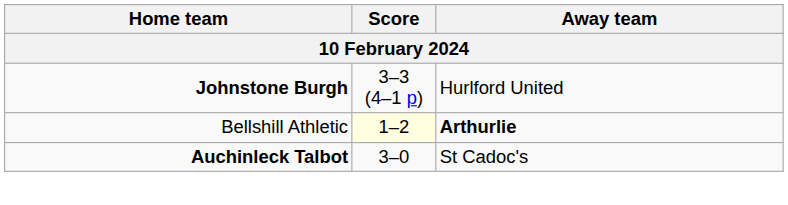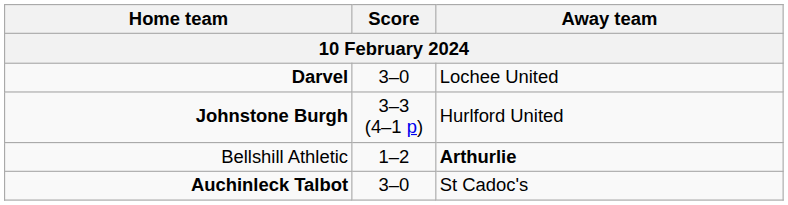+ row: (320, 77)
(394, 127) lightyellow background -> (394, 156) no background
